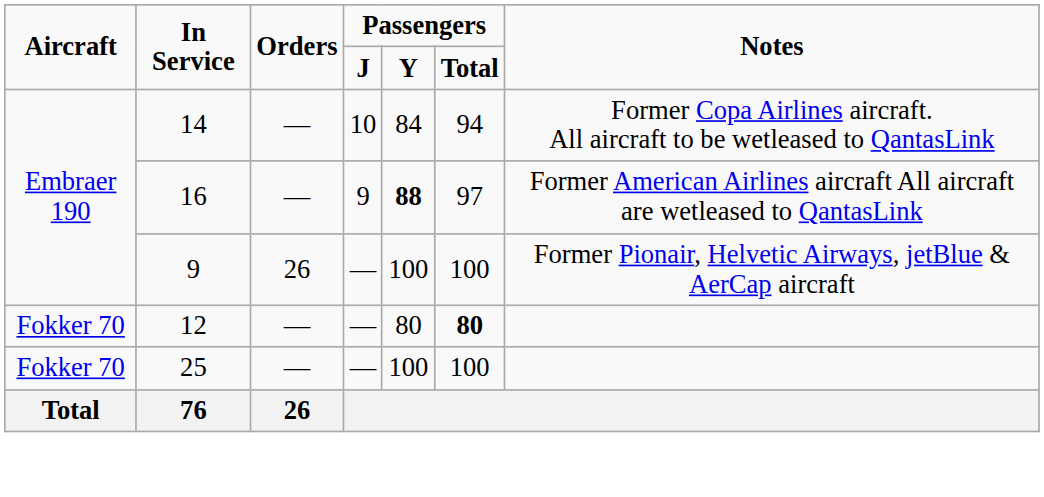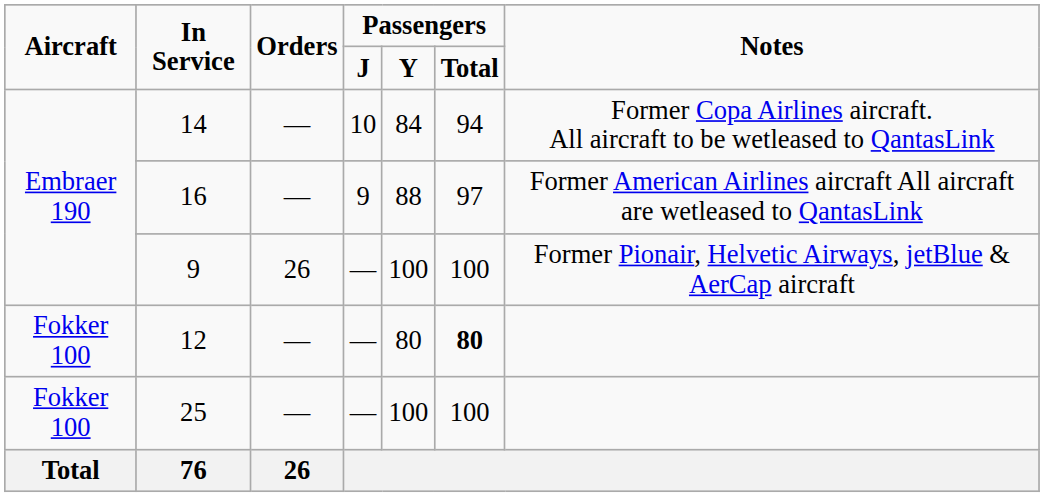(408, 196) bold -> (408, 196) normal
(71, 325) Fokker 70 -> (71, 340) Fokker 100
(71, 367) Fokker 70 -> (71, 412) Fokker 100
